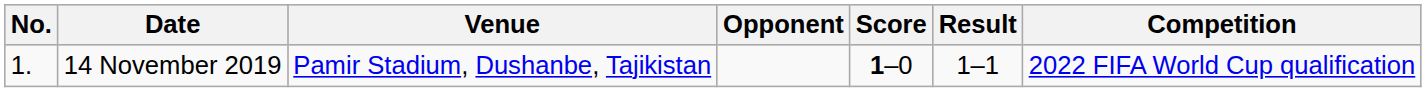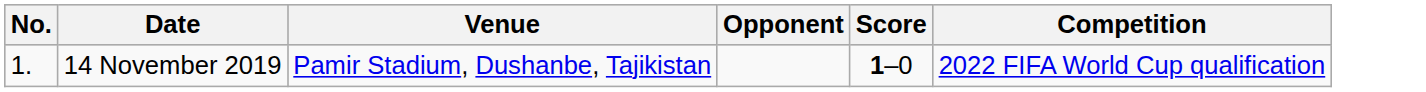- column: (978, 24)
